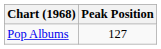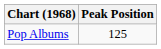(118, 34) 127 -> (118, 34) 125
